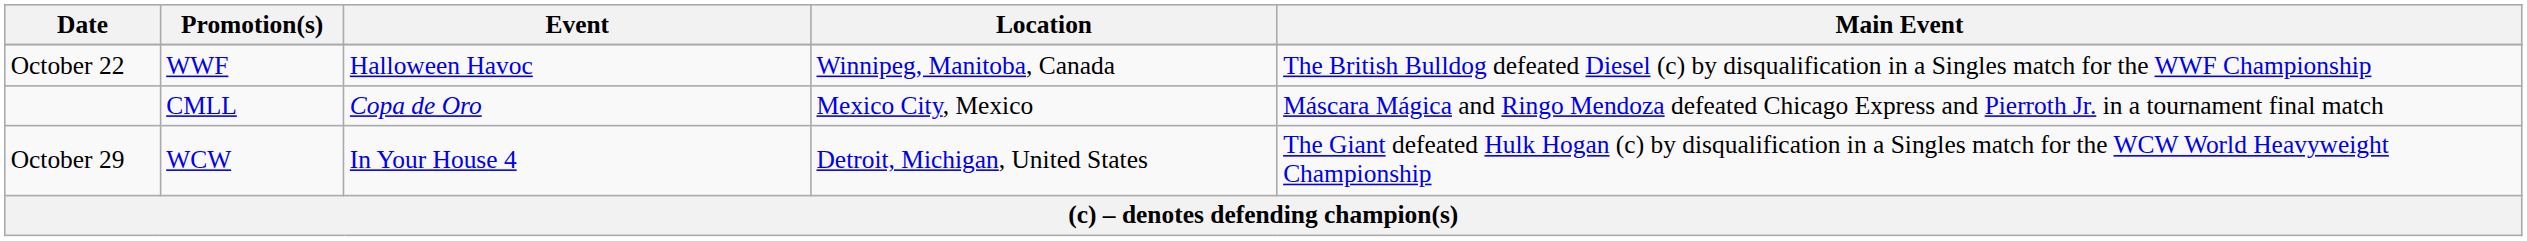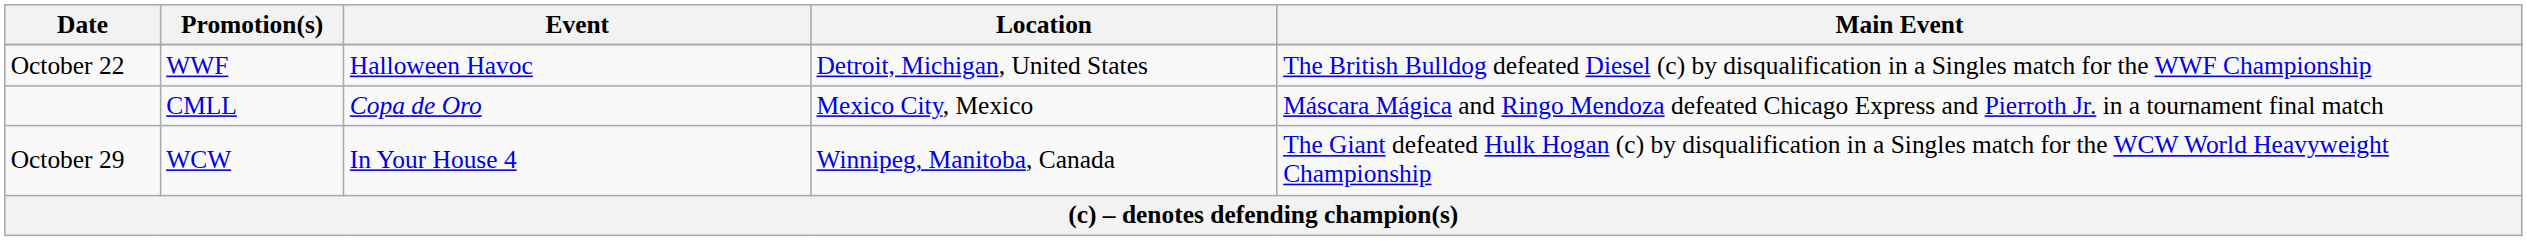(966, 65) Winnipeg, Manitoba, Canada -> (982, 65) Detroit, Michigan, United States
(982, 160) Detroit, Michigan, United States -> (966, 160) Winnipeg, Manitoba, Canada
